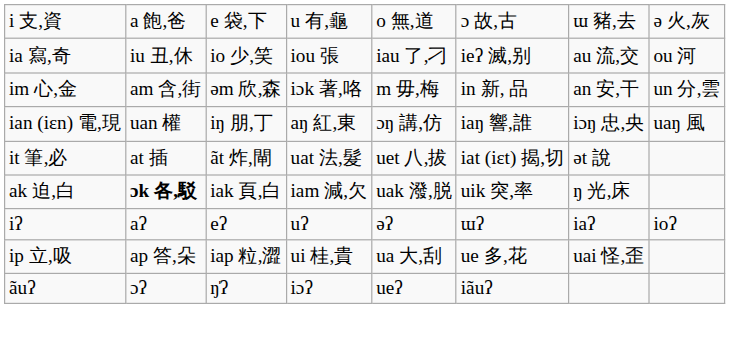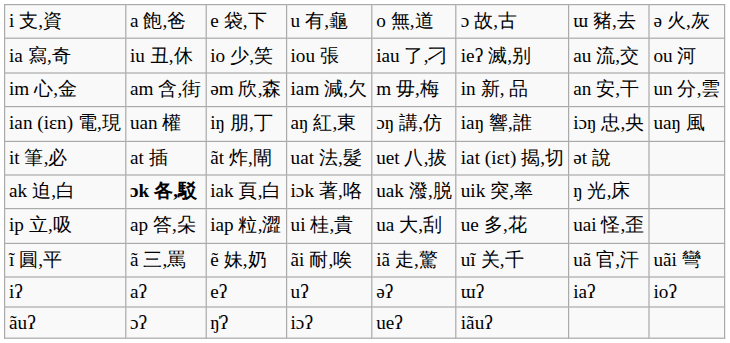(326, 89) iɔk 著,咯 -> (329, 89) iam 減,欠
(329, 191) iam 減,欠 -> (326, 191) iɔk 著,咯
rows swapped: (40, 255) <-> (16, 224)
+ row: (36, 259)
